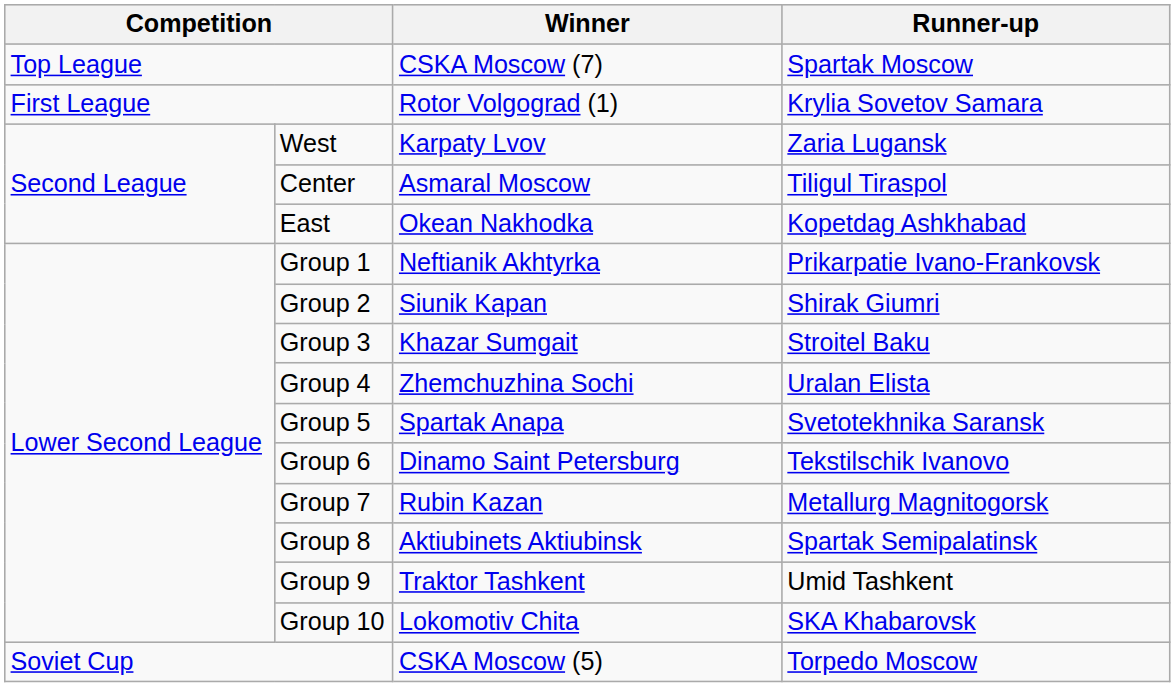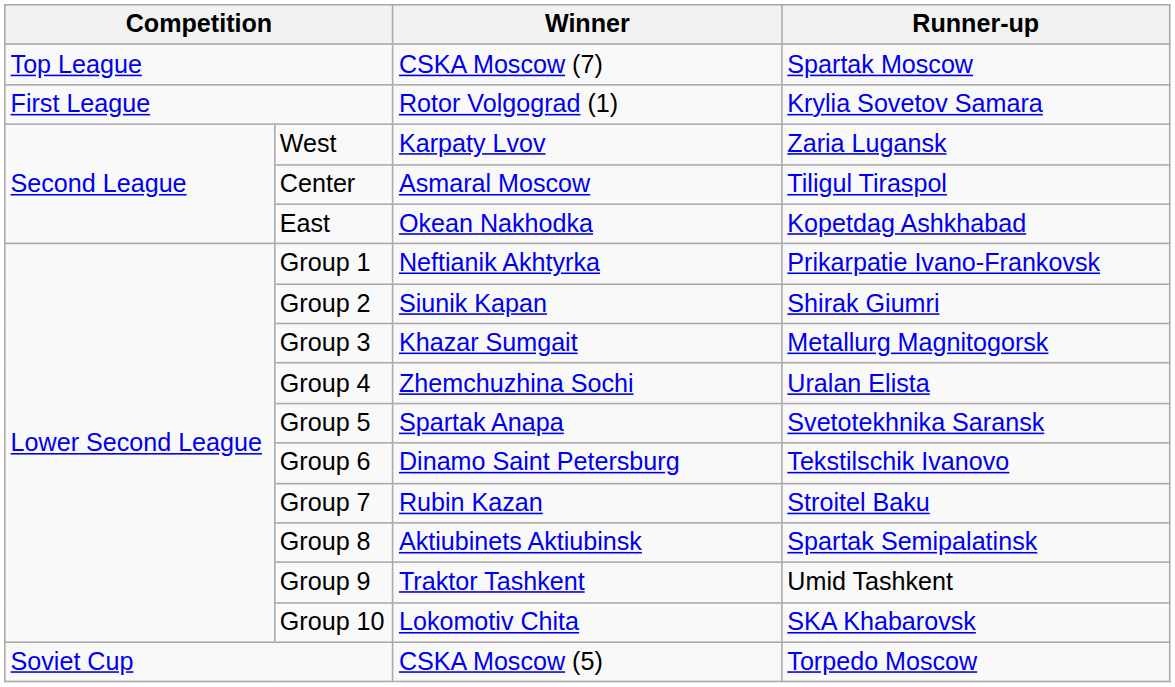(859, 343) Stroitel Baku -> (918, 343) Metallurg Magnitogorsk
(918, 502) Metallurg Magnitogorsk -> (859, 502) Stroitel Baku
